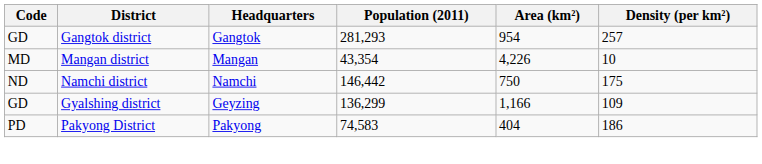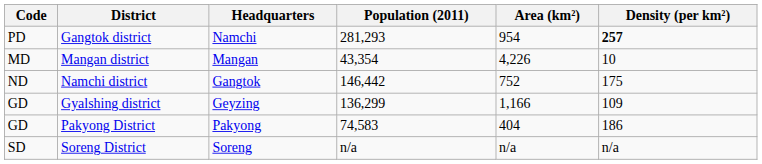(18, 37) GD -> (17, 37) PD
(236, 37) Gangtok -> (234, 37) Namchi
(612, 37) normal -> (612, 37) bold
(234, 81) Namchi -> (236, 81) Gangtok
(510, 81) 750 -> (510, 81) 752
(17, 125) PD -> (18, 125) GD
+ row: (103, 147)
